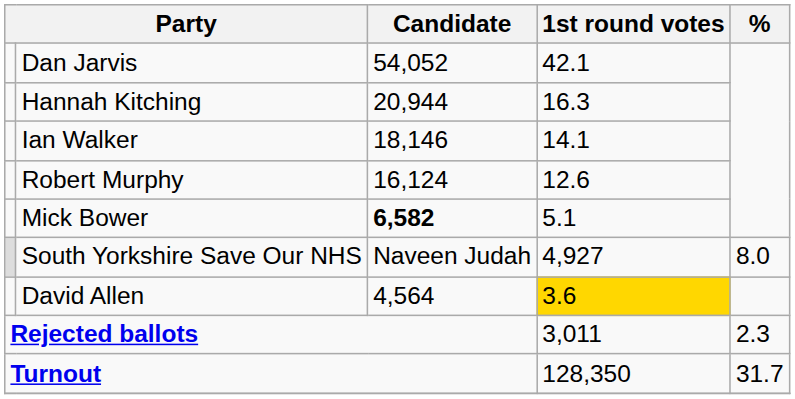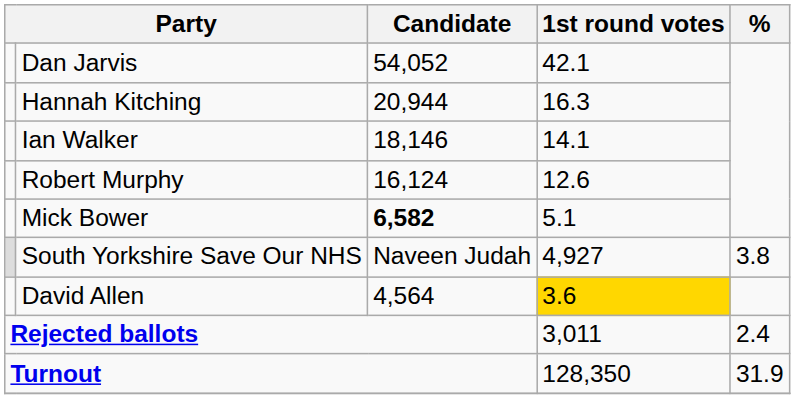(753, 256) 8.0 -> (753, 256) 3.8
(753, 334) 2.3 -> (753, 334) 2.4
(760, 373) 31.7 -> (760, 373) 31.9
